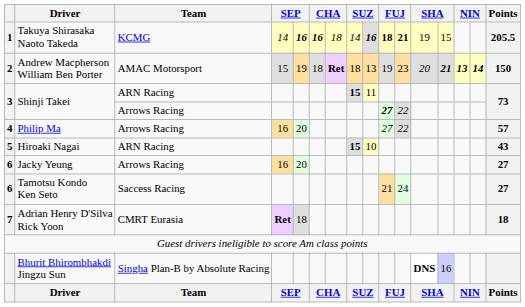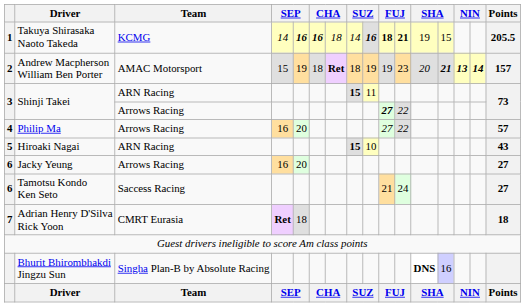(371, 68) 13 -> (371, 68) 19
(503, 68) 150 -> (503, 68) 157
